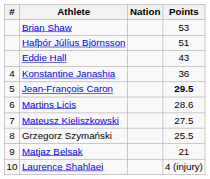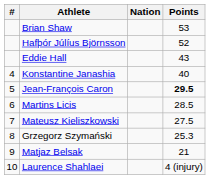(184, 43) 51 -> (184, 43) 52
(184, 74) 36 -> (184, 74) 40
(184, 105) 28.6 -> (184, 105) 28.5
(184, 136) 25.5 -> (184, 136) 25.3
